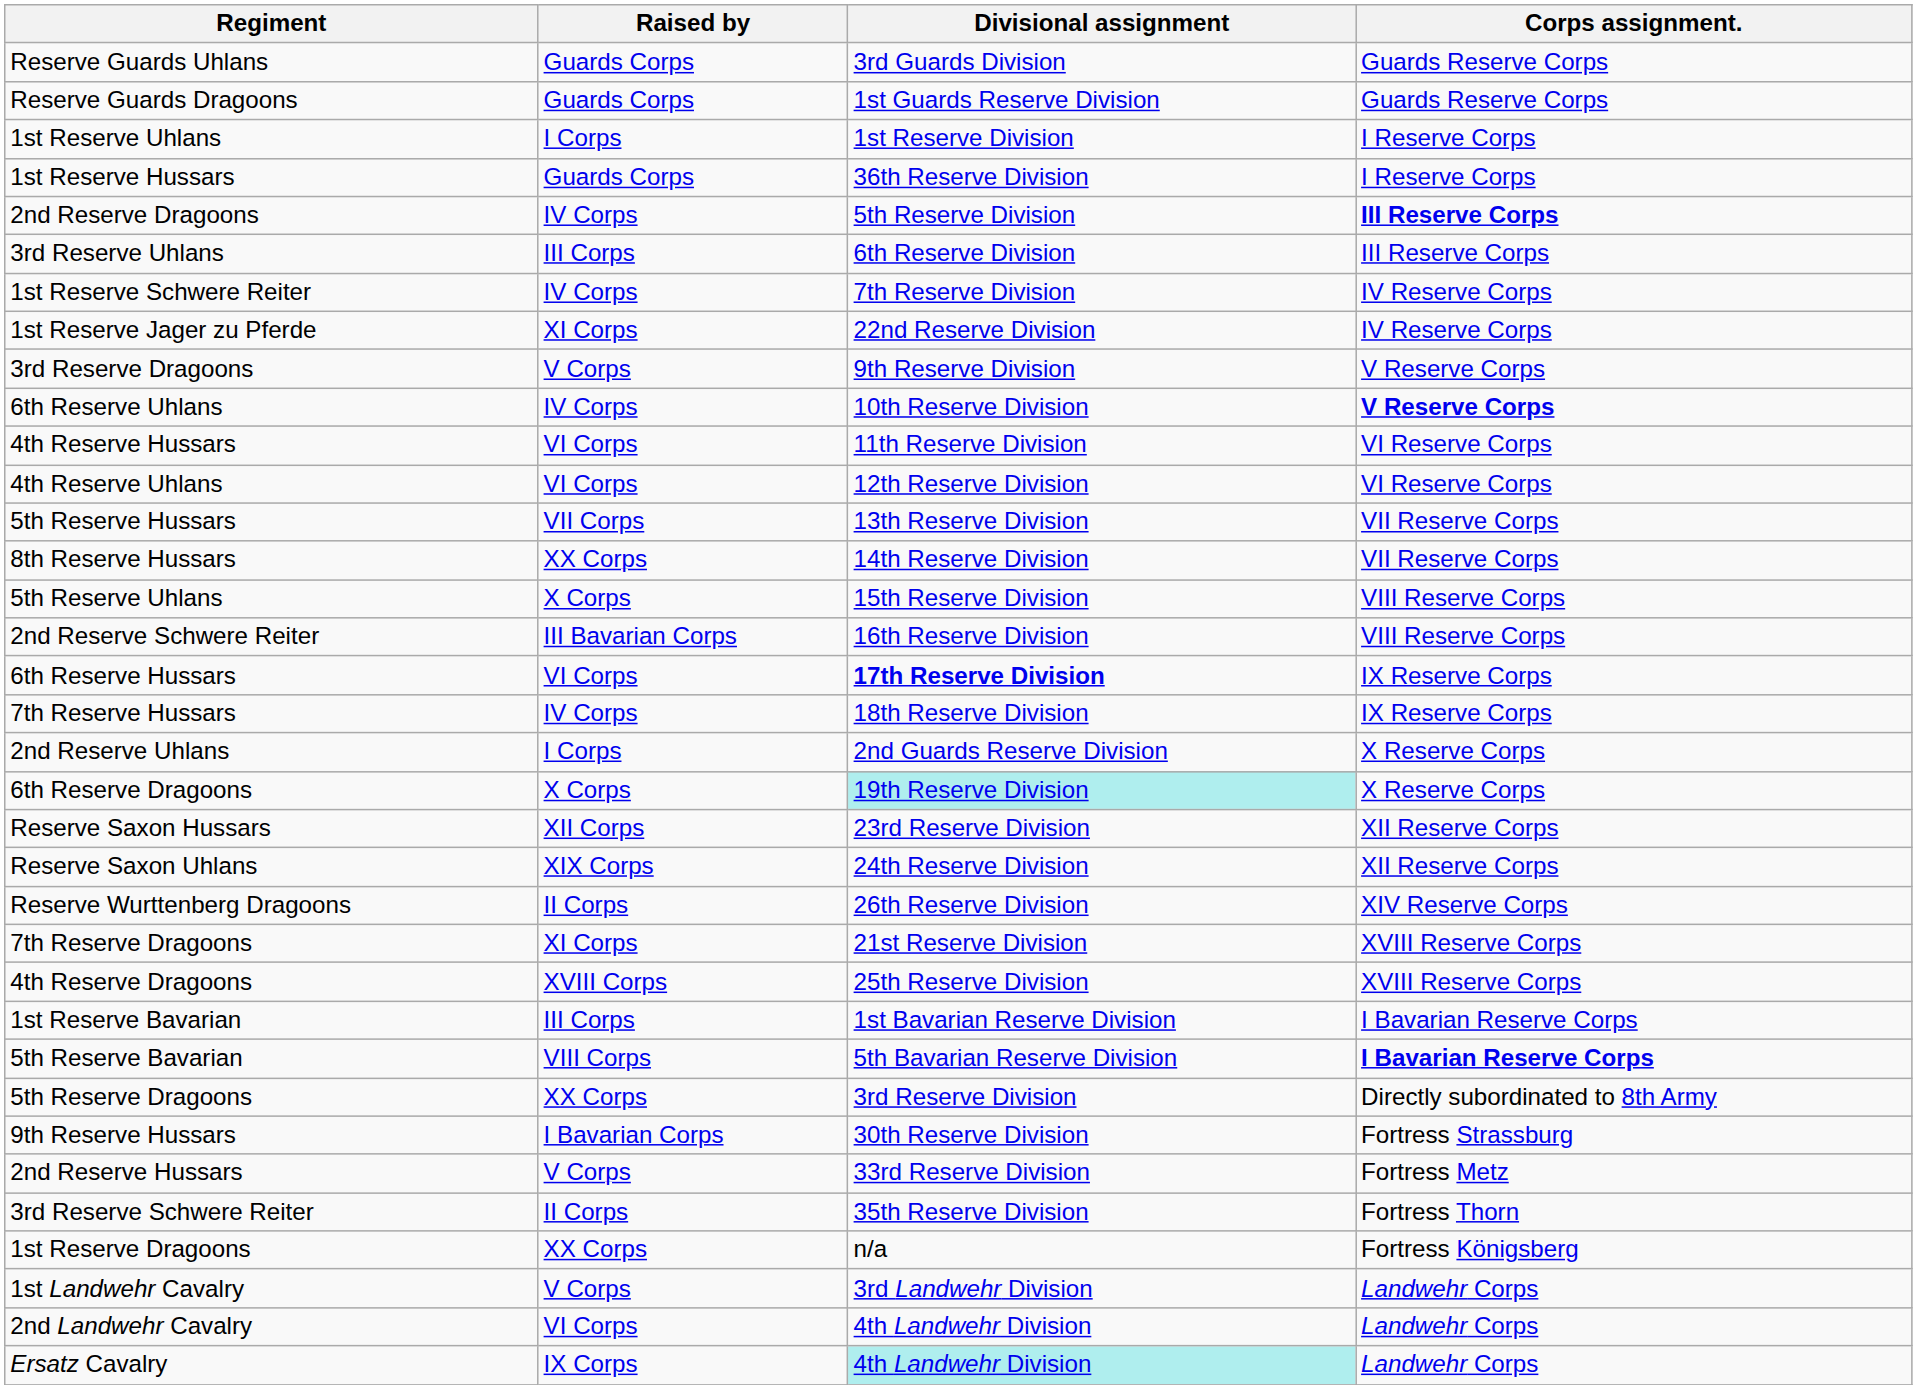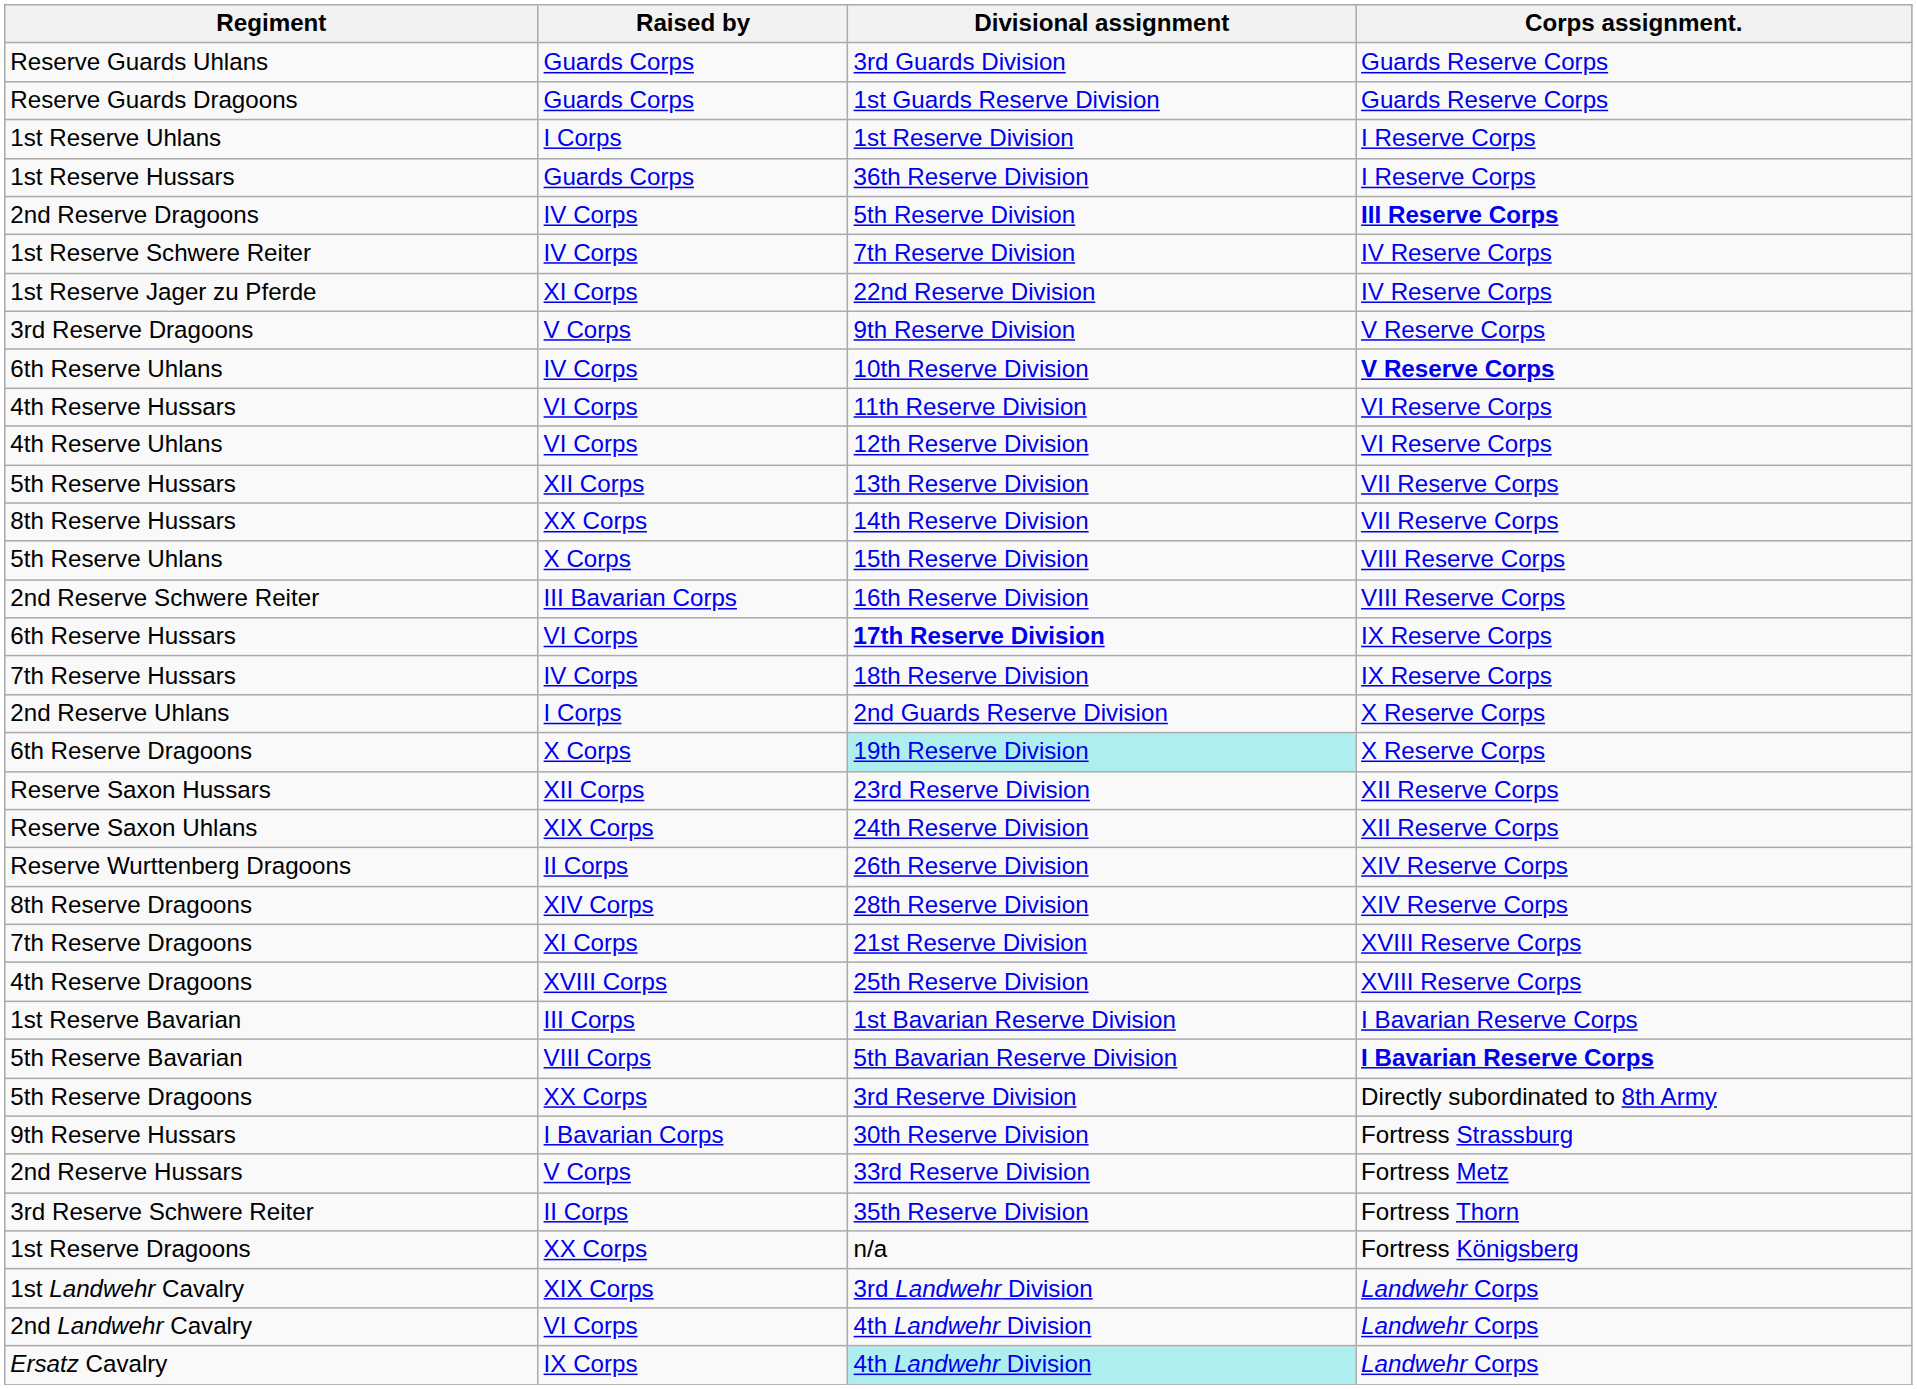- row: (117, 253)
(594, 521) VII Corps -> (594, 483) XII Corps
+ row: (131, 904)
(587, 1288) V Corps -> (599, 1288) XIX Corps
